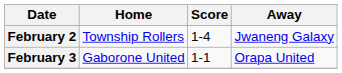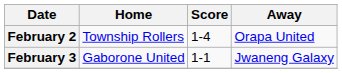(284, 36) Jwaneng Galaxy -> (275, 36) Orapa United
(275, 57) Orapa United -> (284, 57) Jwaneng Galaxy
